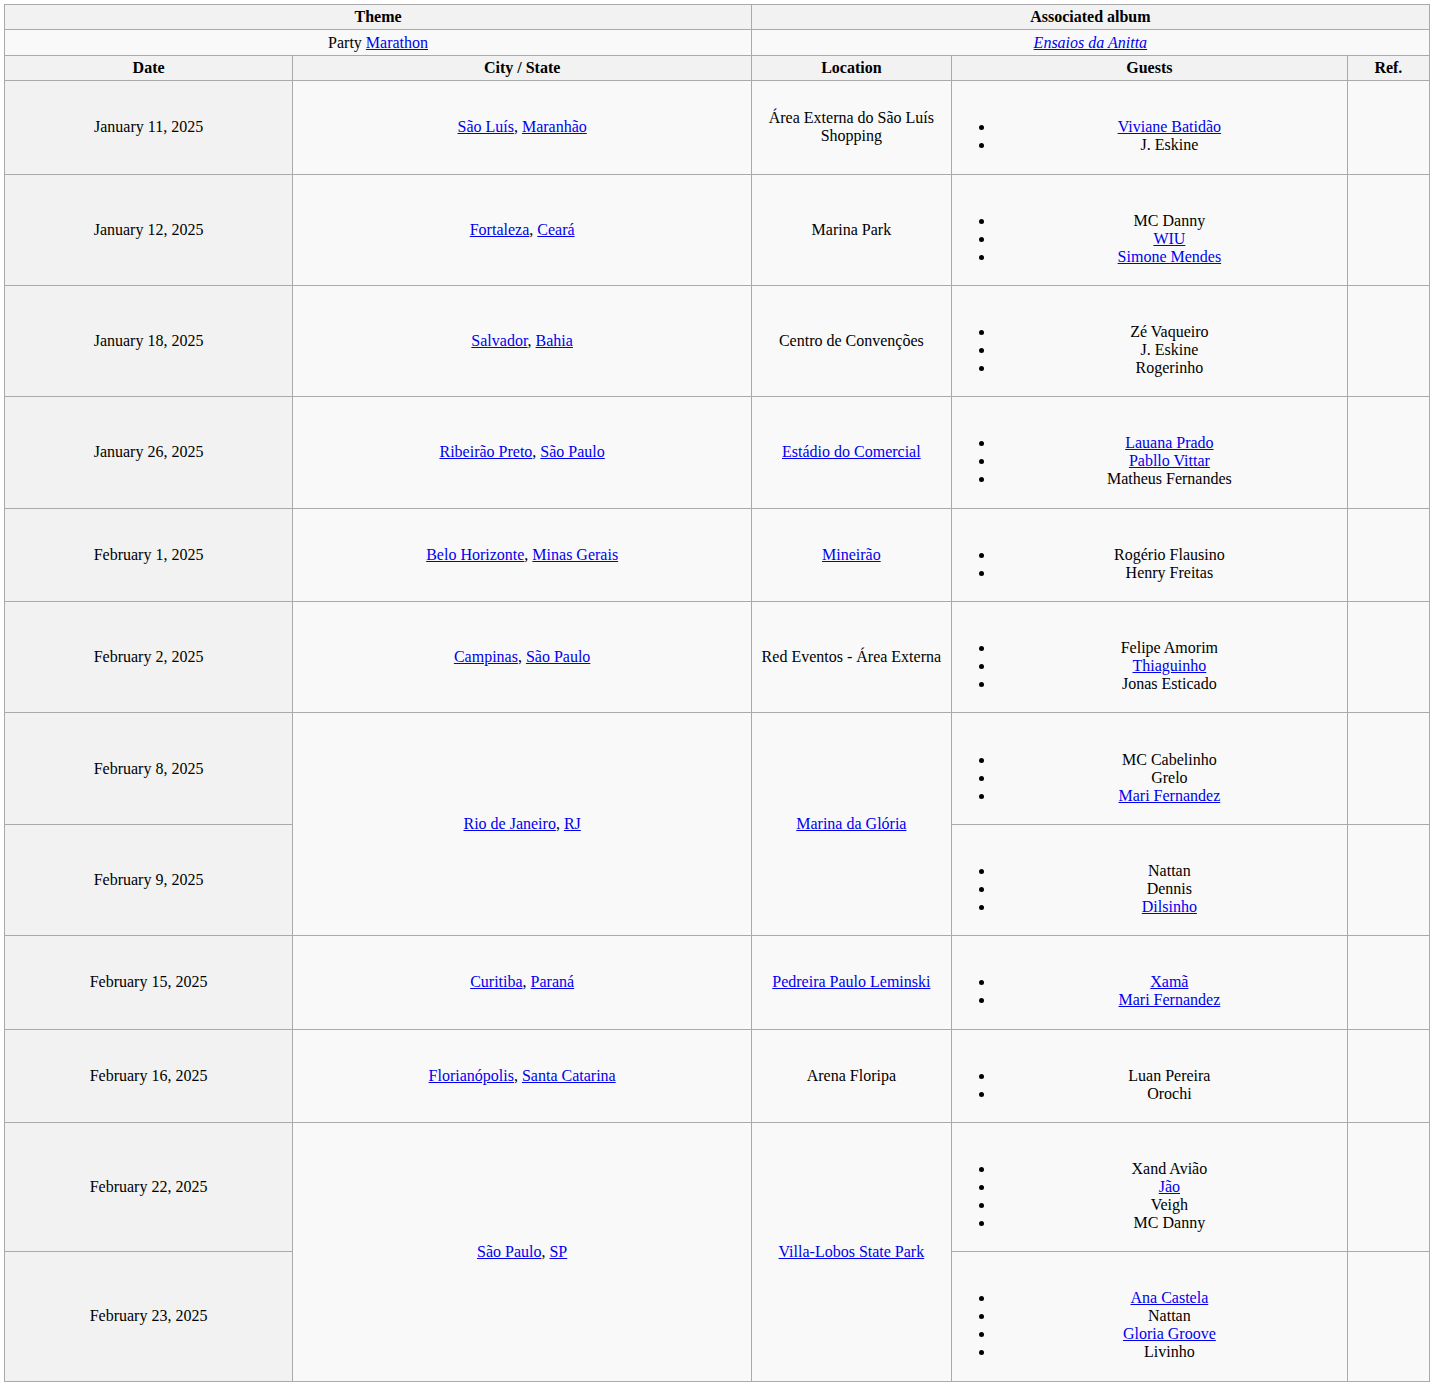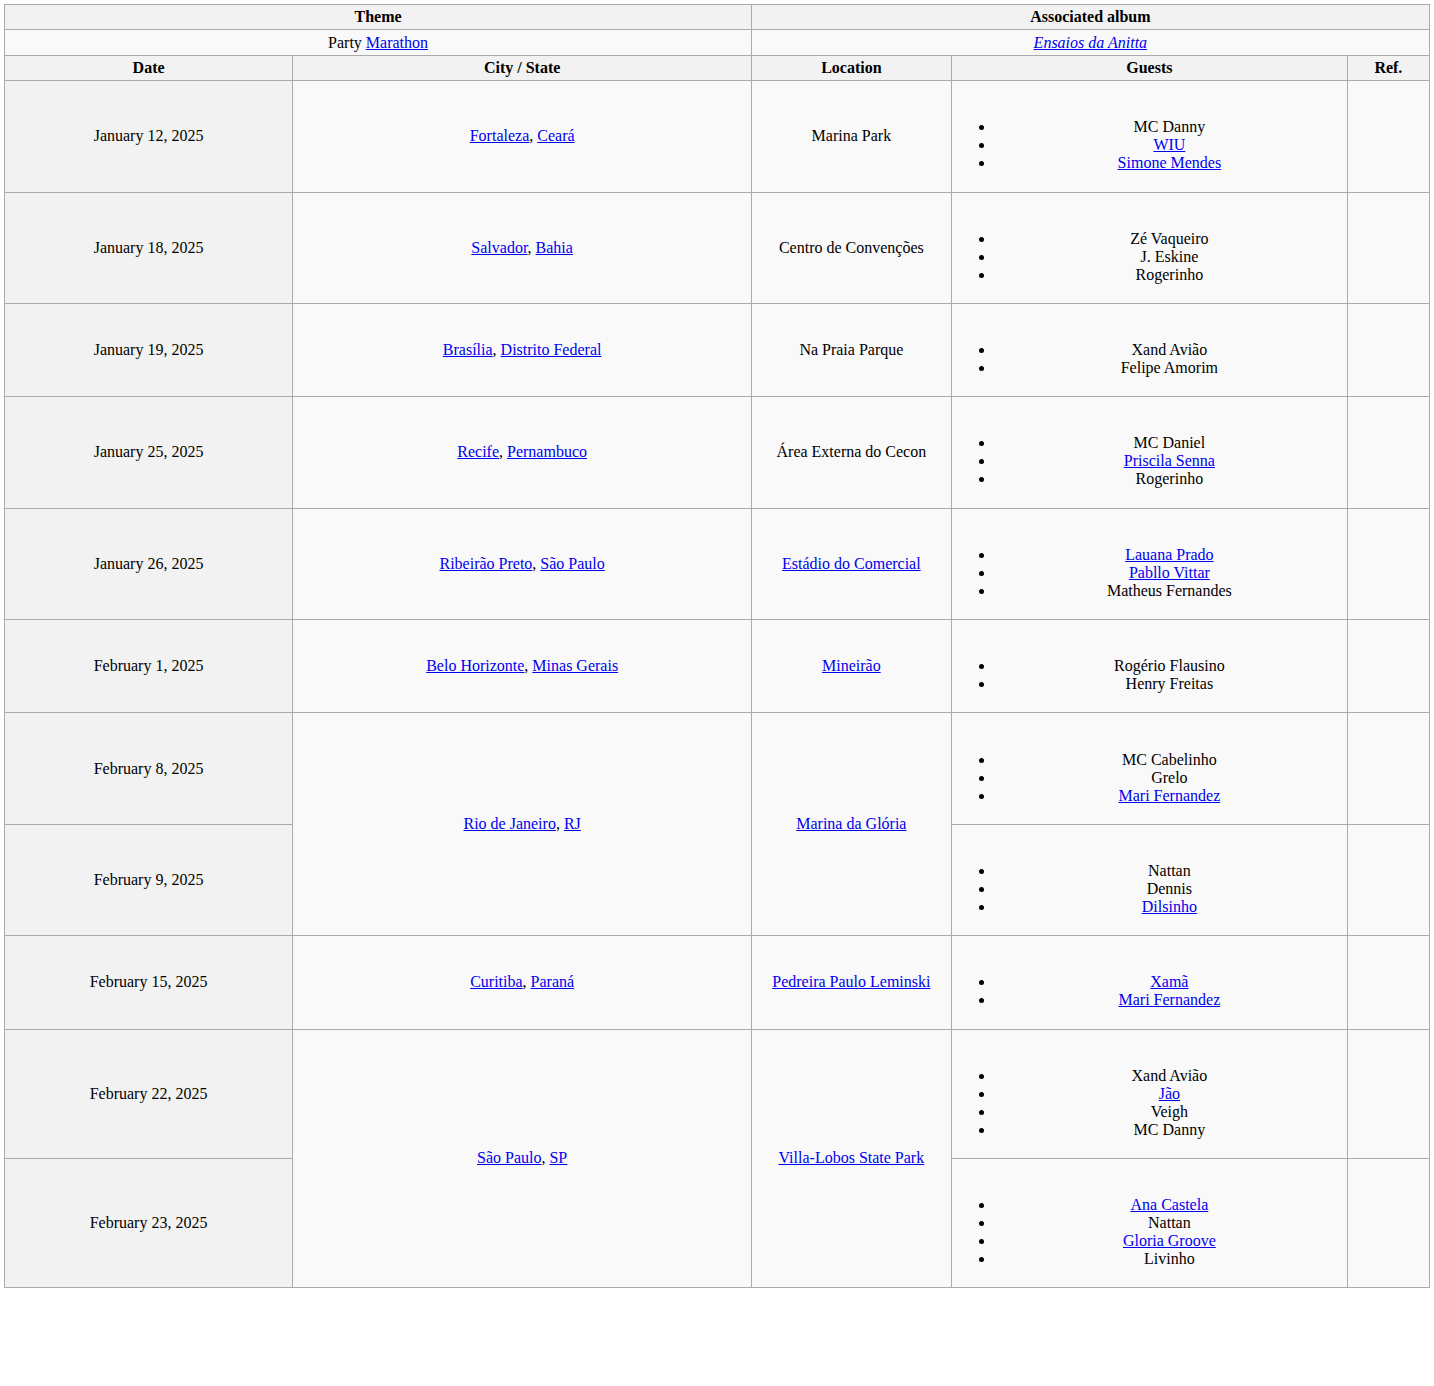- row: (149, 127)
+ row: (149, 350)
+ row: (149, 452)
- row: (149, 657)
- row: (149, 1075)
